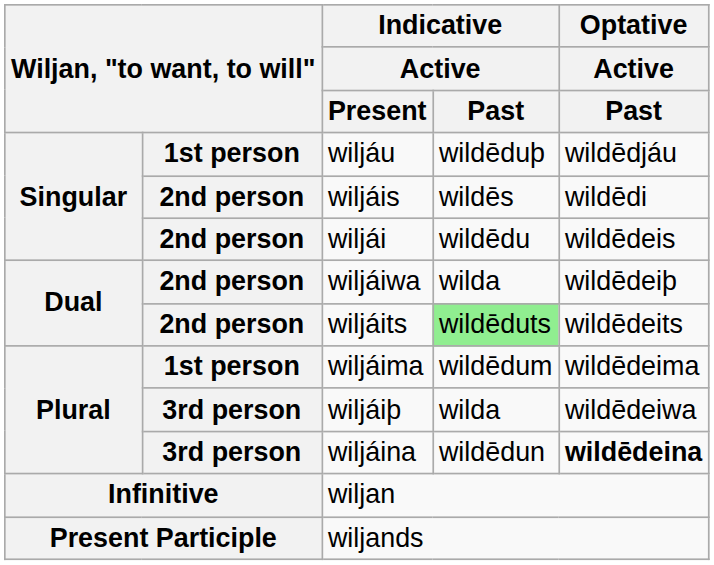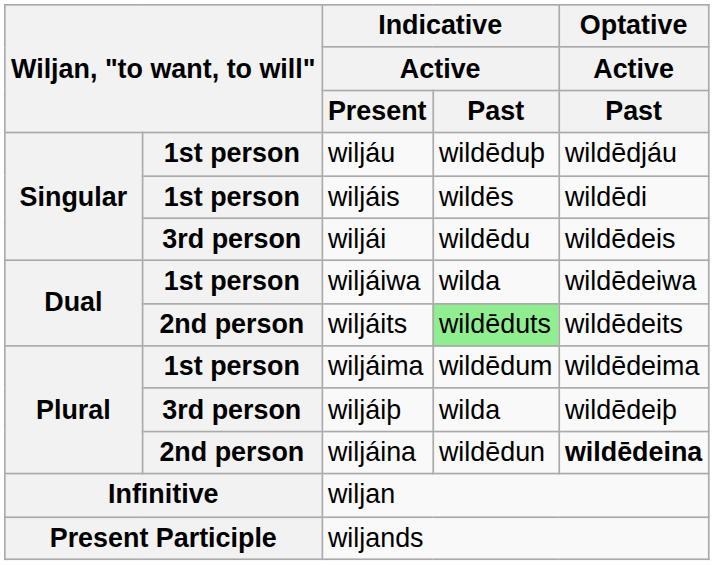(232, 196) 2nd person -> (232, 196) 1st person
(232, 238) 2nd person -> (232, 238) 3rd person
(232, 281) 2nd person -> (232, 281) 1st person
(621, 281) wildēdeiþ -> (631, 281) wildēdeiwa
(631, 409) wildēdeiwa -> (621, 409) wildēdeiþ
(232, 452) 3rd person -> (232, 452) 2nd person
